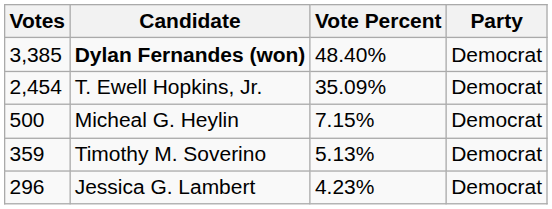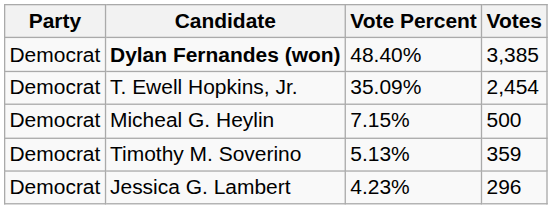columns swapped: (497, 21) <-> (37, 21)
